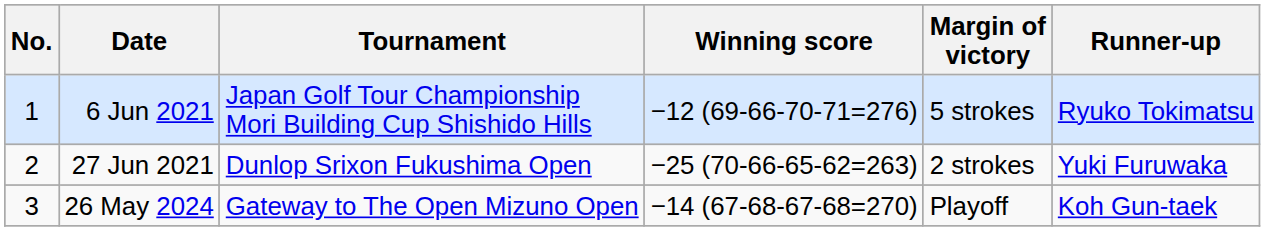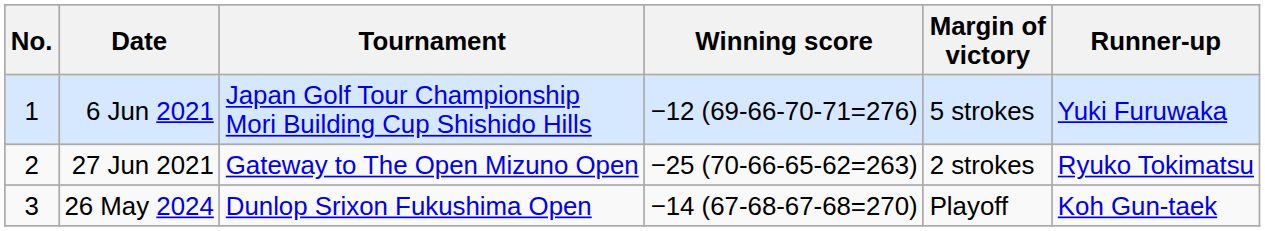(1156, 110) Ryuko Tokimatsu -> (1143, 110) Yuki Furuwaka
(409, 165) Dunlop Srixon Fukushima Open -> (432, 165) Gateway to The Open Mizuno Open
(1143, 165) Yuki Furuwaka -> (1156, 165) Ryuko Tokimatsu
(432, 206) Gateway to The Open Mizuno Open -> (409, 206) Dunlop Srixon Fukushima Open
